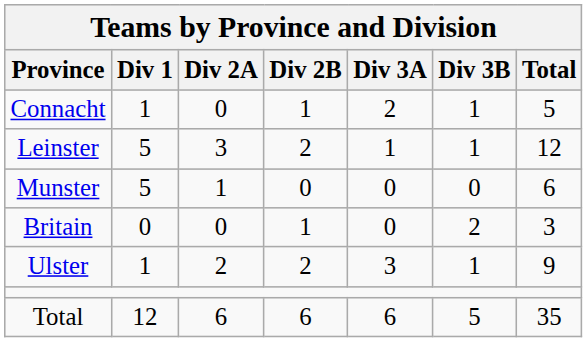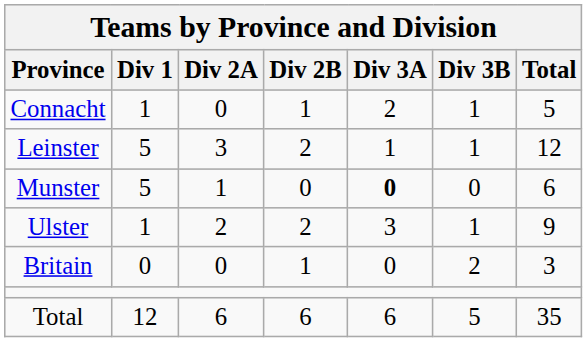(390, 187) normal -> (390, 187) bold
rows swapped: (58, 266) <-> (58, 227)
